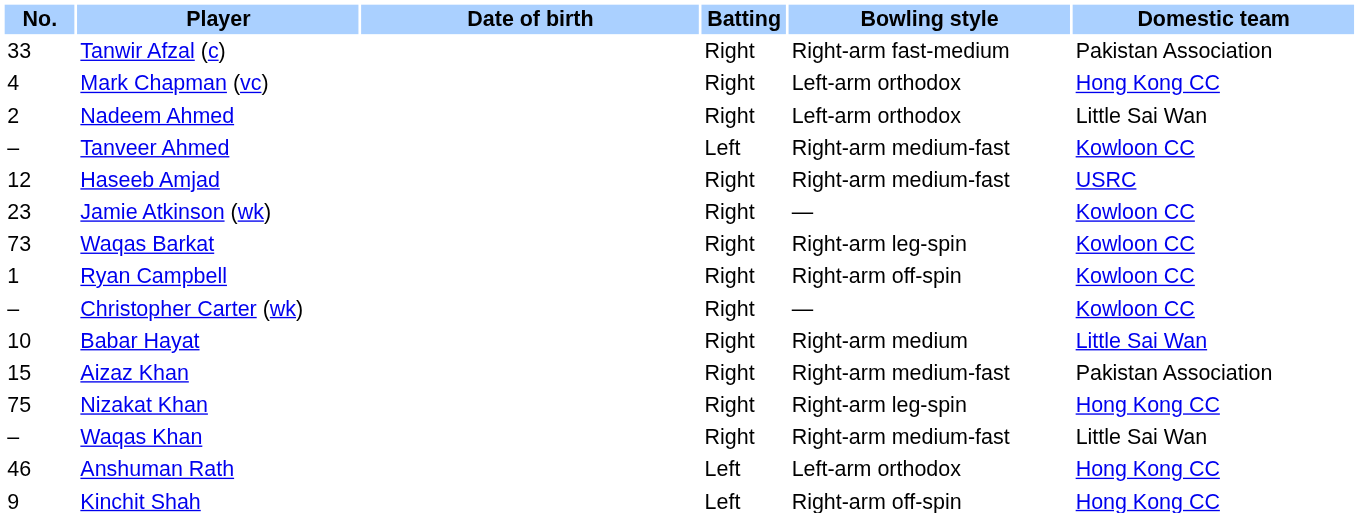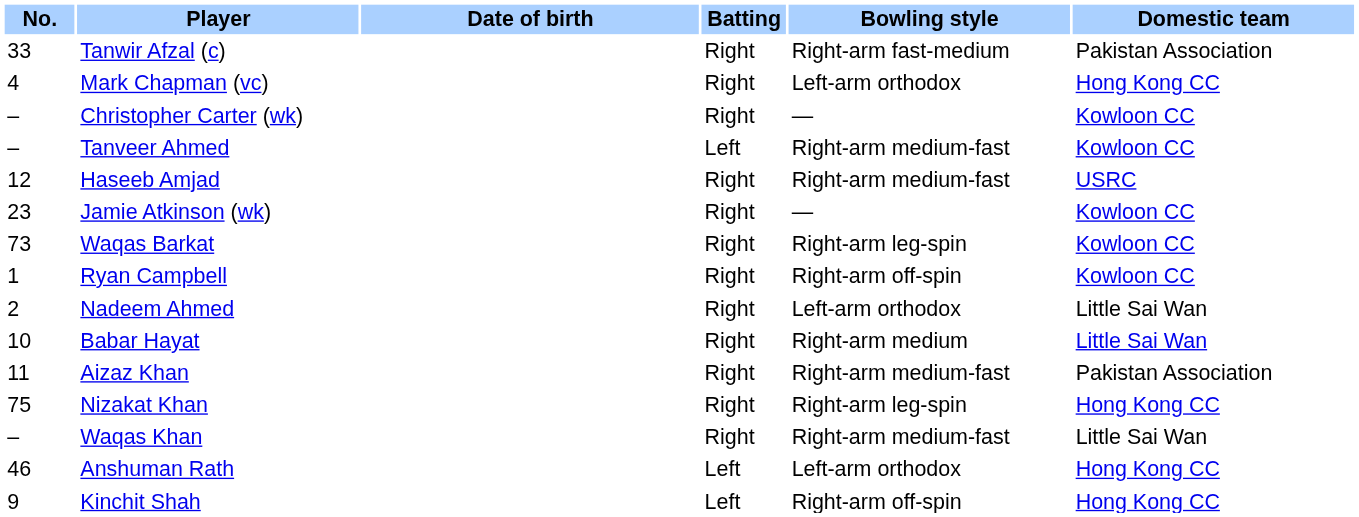rows swapped: (157, 115) <-> (192, 308)
(19, 373) 15 -> (18, 373) 11
